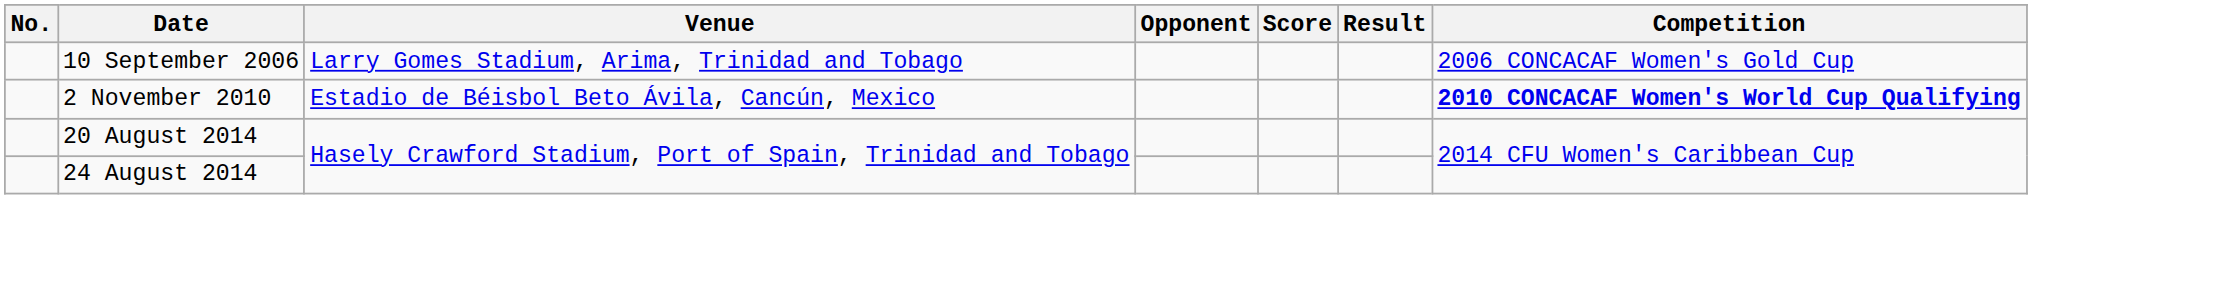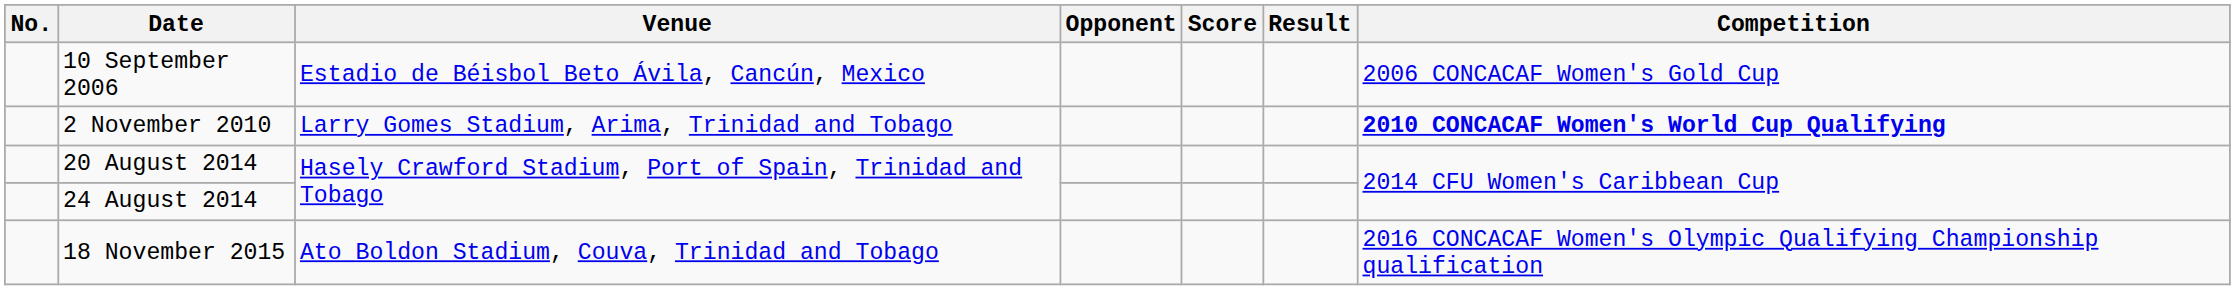(637, 61) Larry Gomes Stadium, Arima, Trinidad and Tobago -> (612, 75) Estadio de Béisbol Beto Ávila, Cancún, Mexico
(623, 99) Estadio de Béisbol Beto Ávila, Cancún, Mexico -> (626, 126) Larry Gomes Stadium, Arima, Trinidad and Tobago
+ row: (174, 252)
